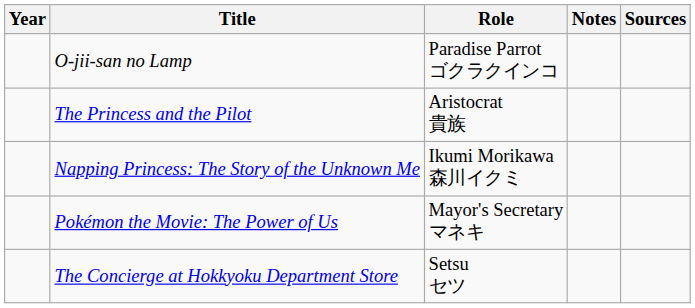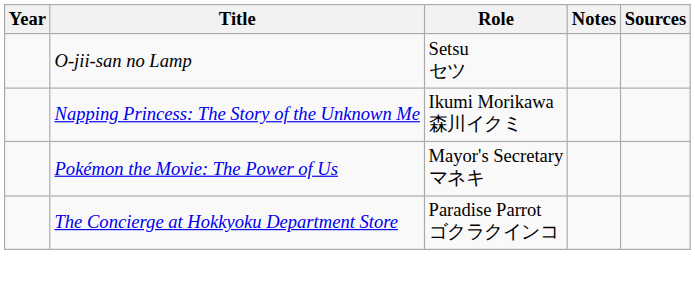(494, 59) Paradise Parrot ゴクラクインコ -> (449, 59) Setsu セツ
- row: (153, 114)
(449, 274) Setsu セツ -> (494, 221) Paradise Parrot ゴクラクインコ
